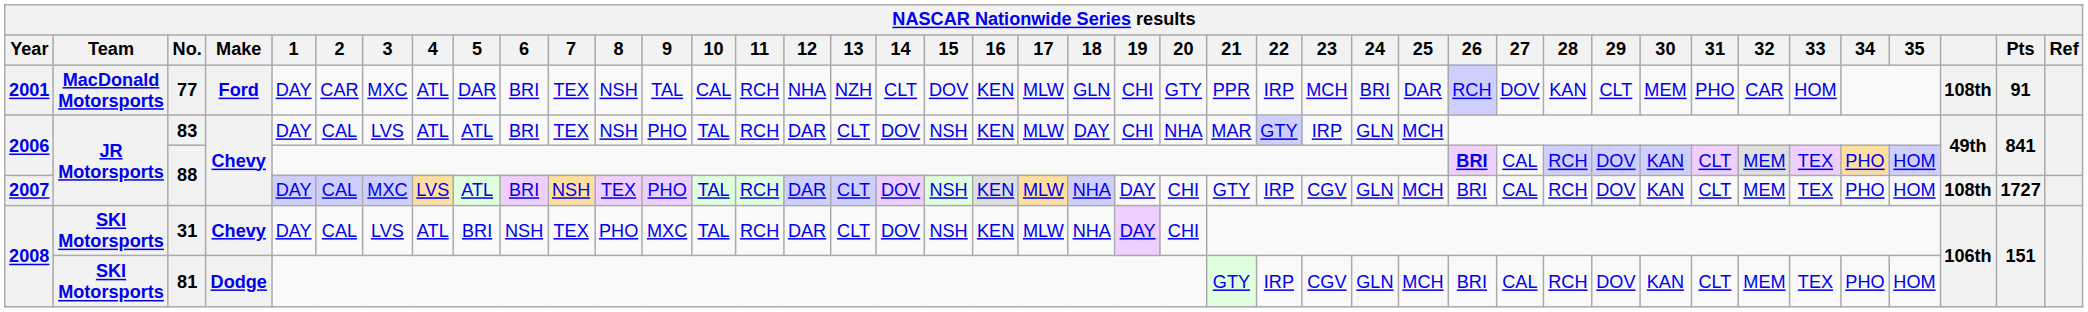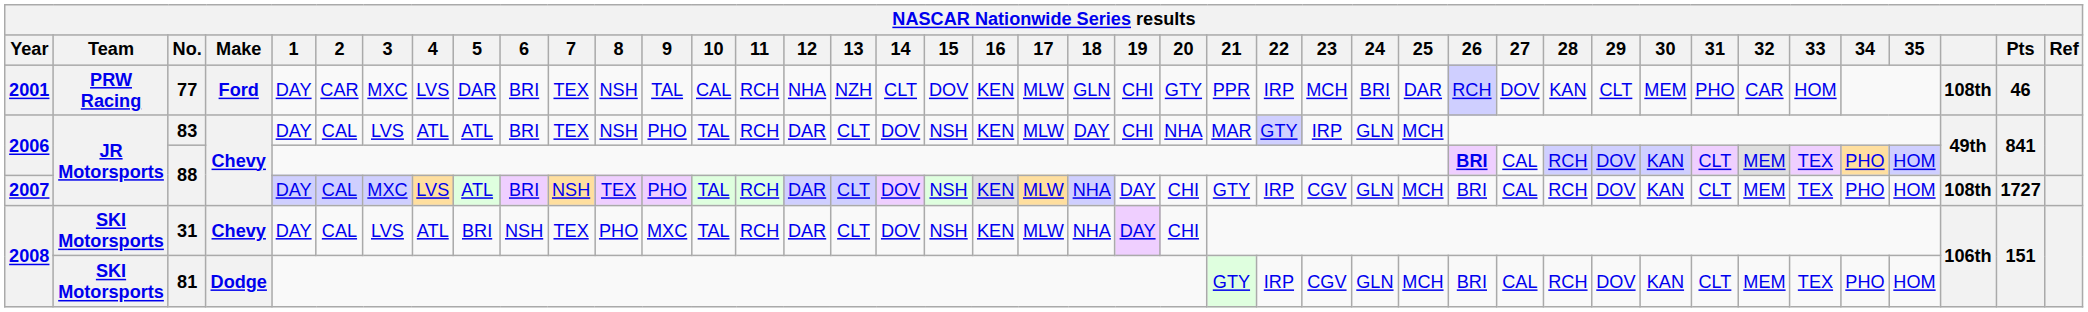(111, 90) MacDonald Motorsports -> (111, 90) PRW Racing
(433, 90) ATL -> (433, 90) LVS
(2021, 90) 91 -> (2021, 90) 46
